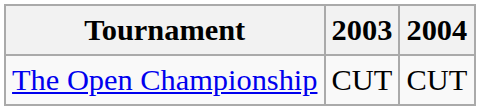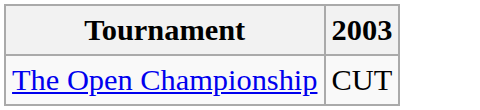- column: (437, 29)
